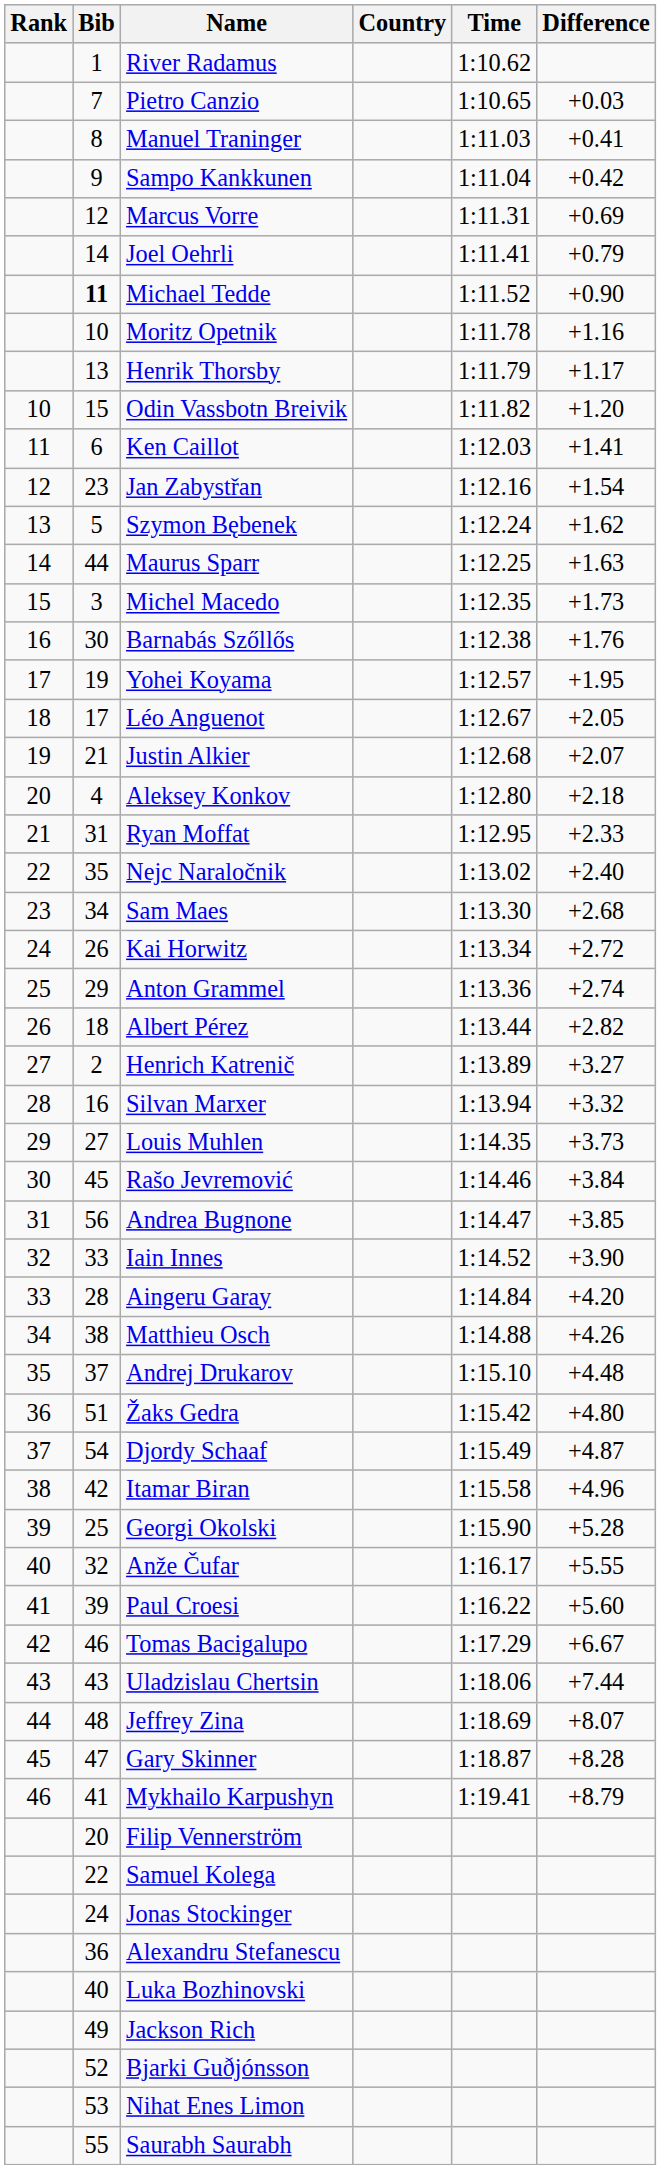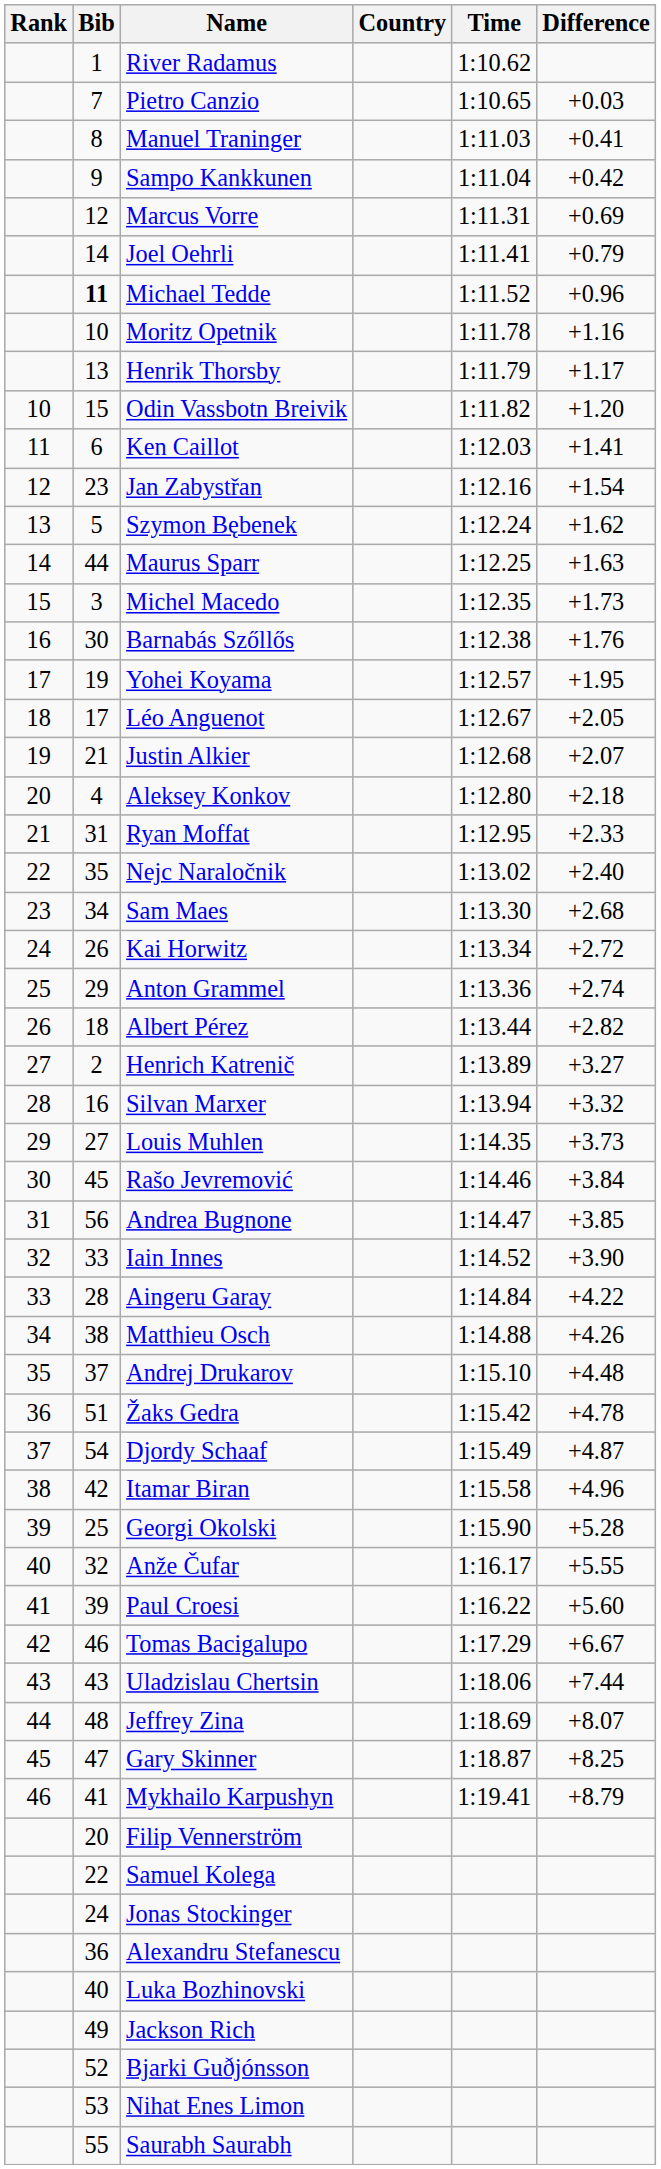(596, 293) +0.90 -> (596, 293) +0.96
(596, 1296) +4.20 -> (596, 1296) +4.22
(596, 1412) +4.80 -> (596, 1412) +4.78
(596, 1759) +8.28 -> (596, 1759) +8.25
